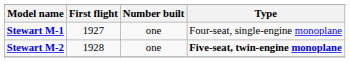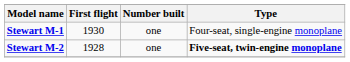(93, 31) 1927 -> (93, 31) 1930
